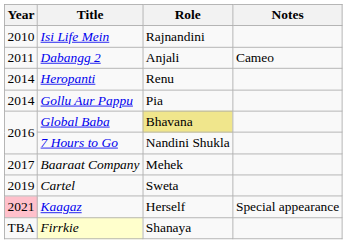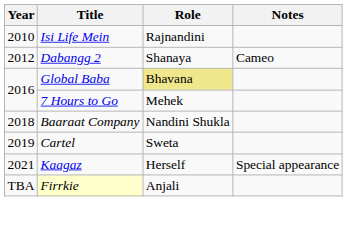(21, 57) 2011 -> (21, 57) 2012
(163, 57) Anjali -> (168, 57) Shanaya
- row: (68, 79)
- row: (87, 100)
(188, 143) Nandini Shukla -> (164, 100) Mehek
(21, 164) 2017 -> (21, 121) 2018
(164, 164) Mehek -> (188, 121) Nandini Shukla
(21, 206) pink background -> (21, 164) no background
(168, 228) Shanaya -> (163, 185) Anjali
